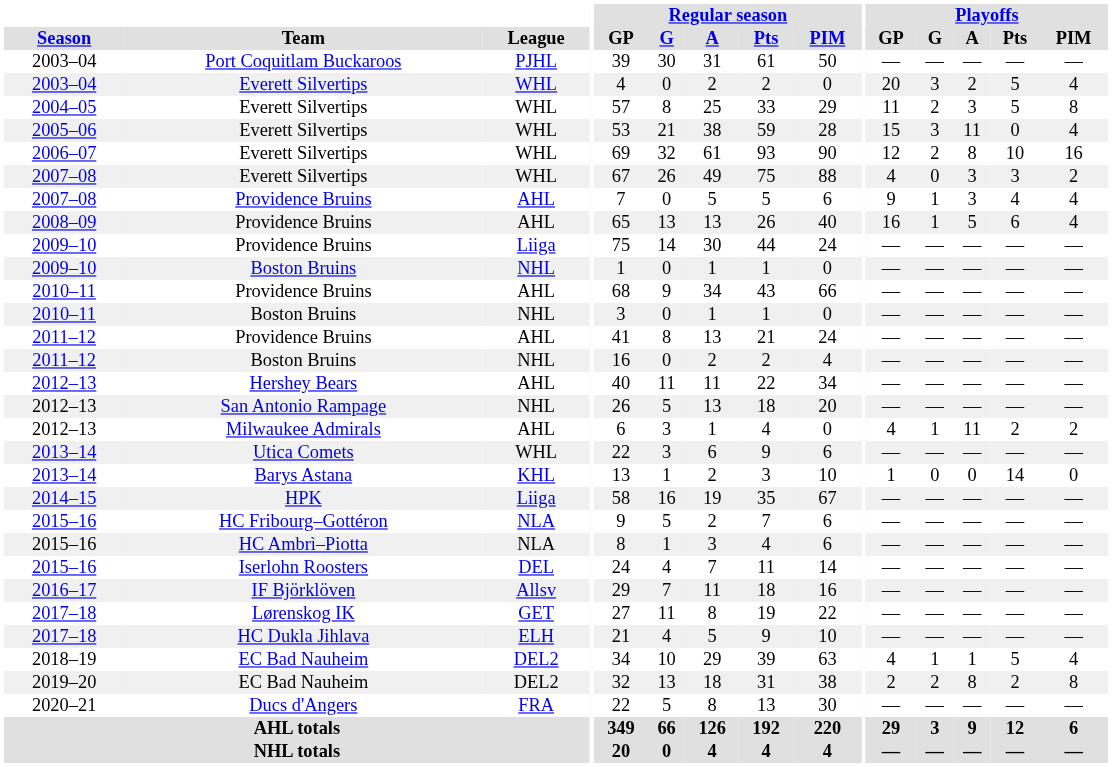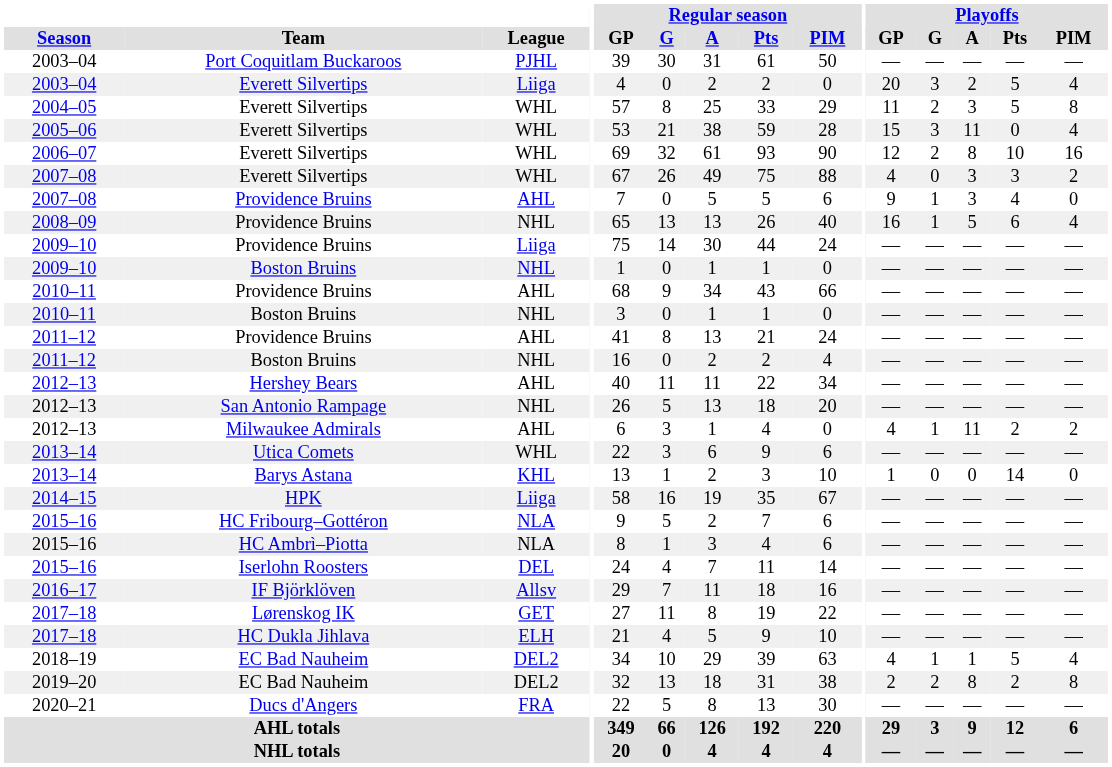(536, 84) WHL -> (536, 84) Liiga
(1074, 199) 4 -> (1074, 199) 0
(536, 222) AHL -> (536, 222) NHL
